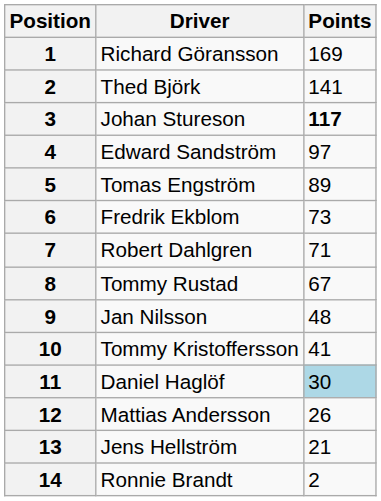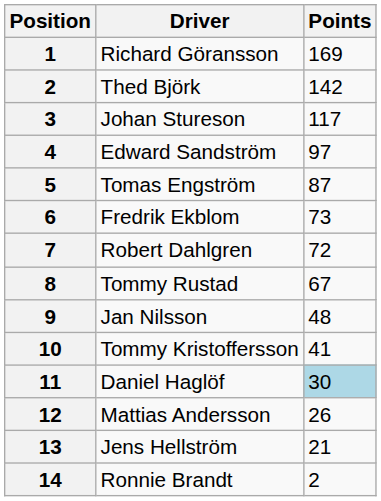(326, 87) 141 -> (326, 87) 142
(325, 119) bold -> (325, 119) normal
(320, 185) 89 -> (320, 185) 87
(320, 250) 71 -> (320, 250) 72
